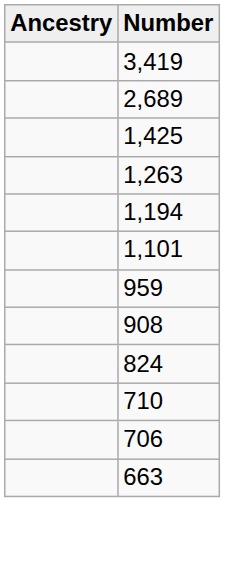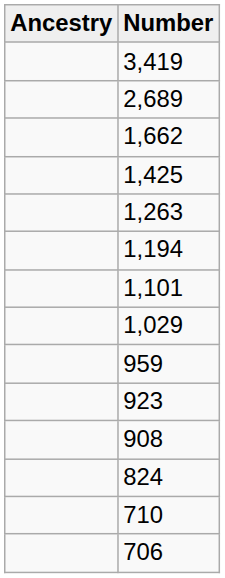+ row: (153, 136)
+ row: (153, 325)
+ row: (143, 401)
- row: (143, 477)
